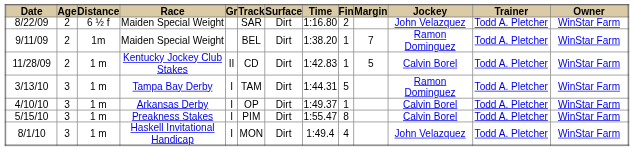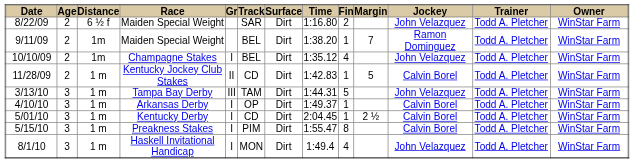+ row: (32, 58)
(232, 87) I -> (232, 93) III
(430, 87) Ramon Dominguez -> (430, 93) John Velazquez
+ row: (32, 117)
